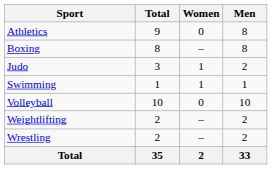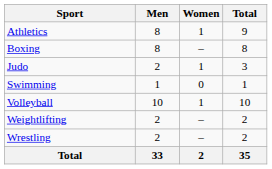columns swapped: (245, 13) <-> (157, 13)
(201, 31) 0 -> (201, 31) 1
(201, 84) 1 -> (201, 84) 0
(201, 102) 0 -> (201, 102) 1
